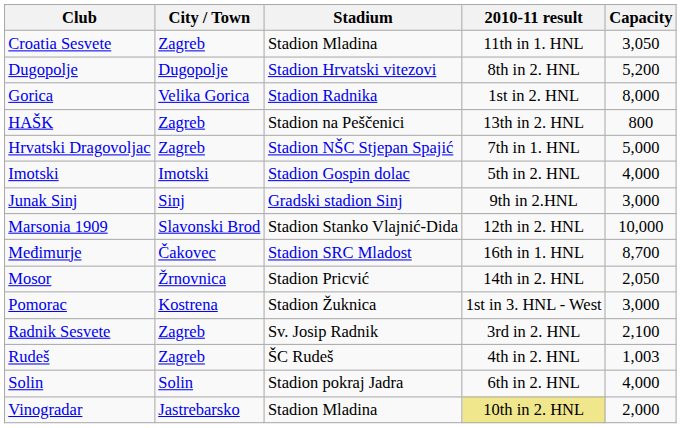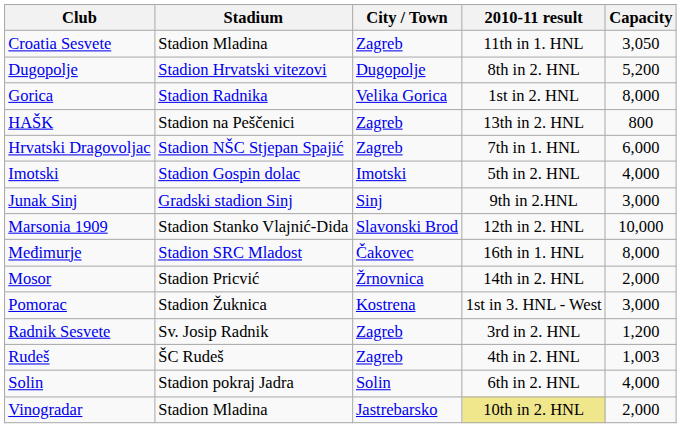columns swapped: (209, 17) <-> (363, 17)
(641, 148) 5,000 -> (641, 148) 6,000
(641, 252) 8,700 -> (641, 252) 8,000
(641, 278) 2,050 -> (641, 278) 2,000
(641, 331) 2,100 -> (641, 331) 1,200
